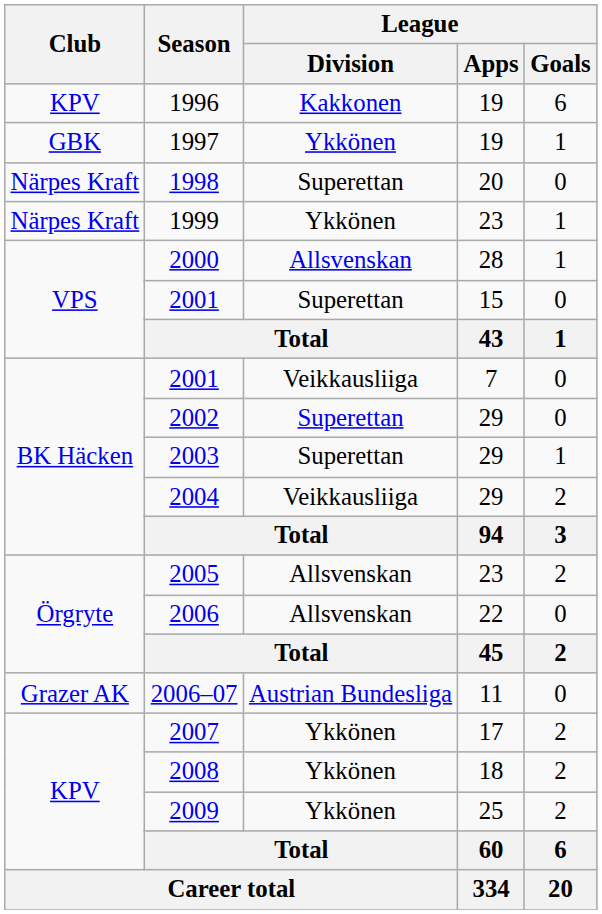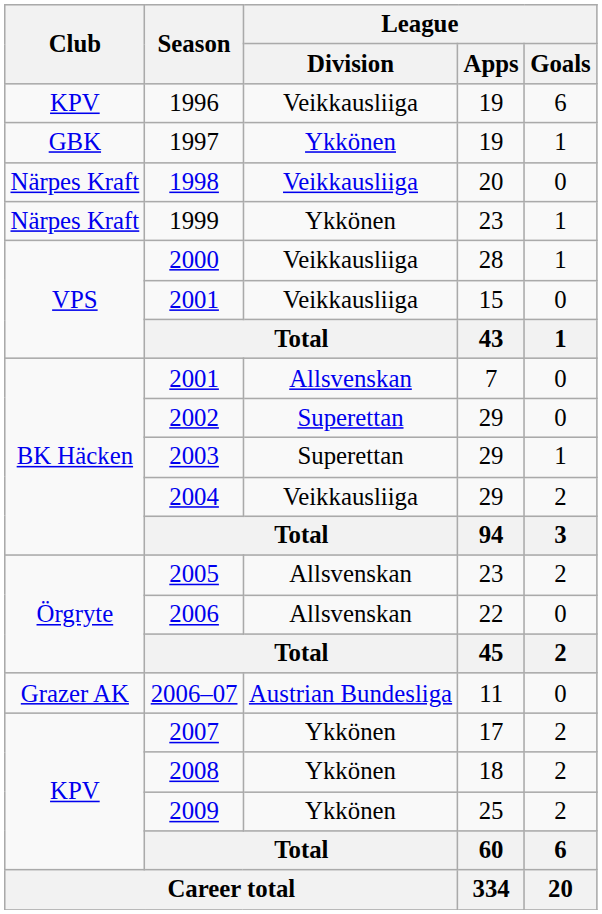(351, 102) Kakkonen -> (351, 102) Veikkausliiga
(351, 181) Superettan -> (351, 181) Veikkausliiga
(351, 260) Allsvenskan -> (351, 260) Veikkausliiga
(351, 299) Superettan -> (351, 299) Veikkausliiga
(351, 378) Veikkausliiga -> (351, 378) Allsvenskan
